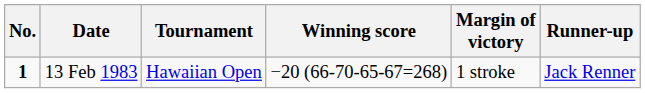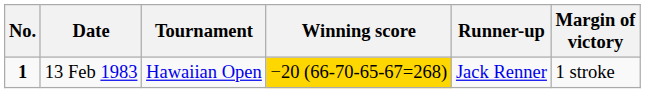columns swapped: (496, 30) <-> (590, 30)
(359, 72) no background -> (359, 72) gold background
